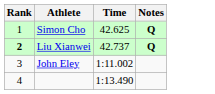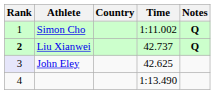+ column: (115, 13)
(115, 30) 42.625 -> (158, 30) 1:11.002
(19, 64) no background -> (19, 64) lavender background
(115, 64) 1:11.002 -> (158, 64) 42.625
